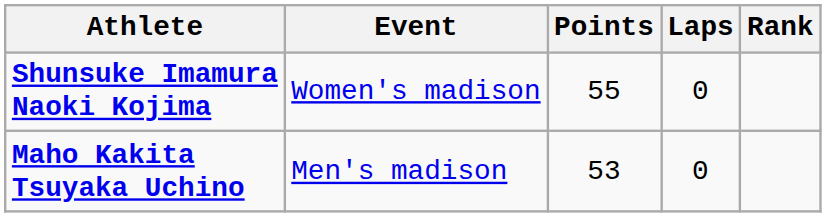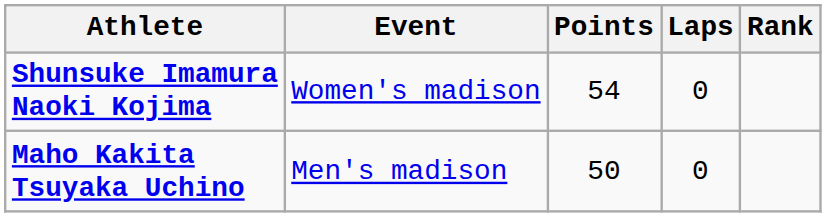(604, 91) 55 -> (604, 91) 54
(604, 171) 53 -> (604, 171) 50
